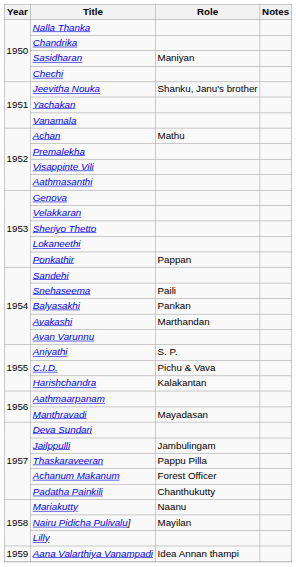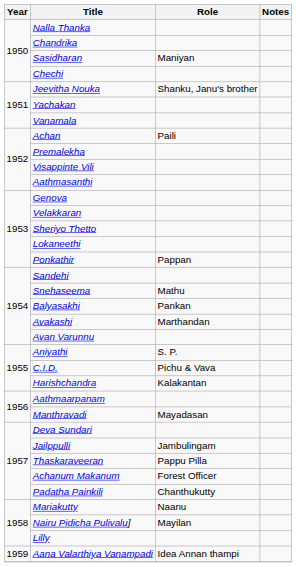(171, 136) Mathu -> (167, 136) Paili
(167, 290) Paili -> (171, 290) Mathu
